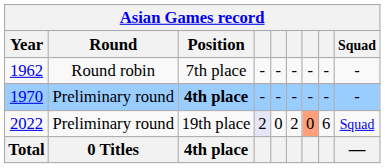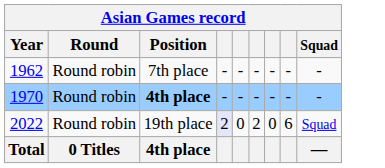(113, 96) Preliminary round -> (94, 96) Round robin
(113, 123) Preliminary round -> (94, 123) Round robin
(310, 123) lightsalmon background -> (272, 123) no background
